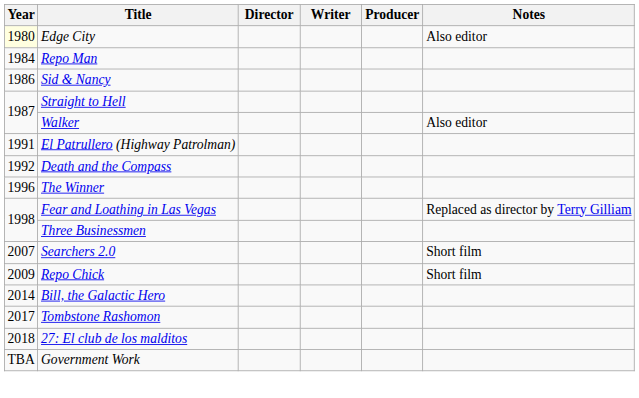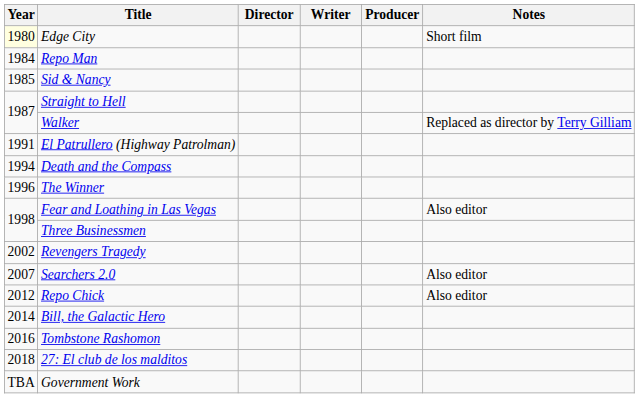(457, 36) Also editor -> (454, 36) Short film
(21, 79) 1986 -> (21, 79) 1985
(457, 123) Also editor -> (529, 123) Replaced as director by Terry Gilliam
(21, 166) 1992 -> (21, 166) 1994
(529, 209) Replaced as director by Terry Gilliam -> (457, 209) Also editor
+ row: (93, 252)
(454, 252) Short film -> (457, 274) Also editor
(21, 274) 2009 -> (21, 295) 2012
(454, 274) Short film -> (457, 295) Also editor
(21, 317) 2017 -> (21, 338) 2016
